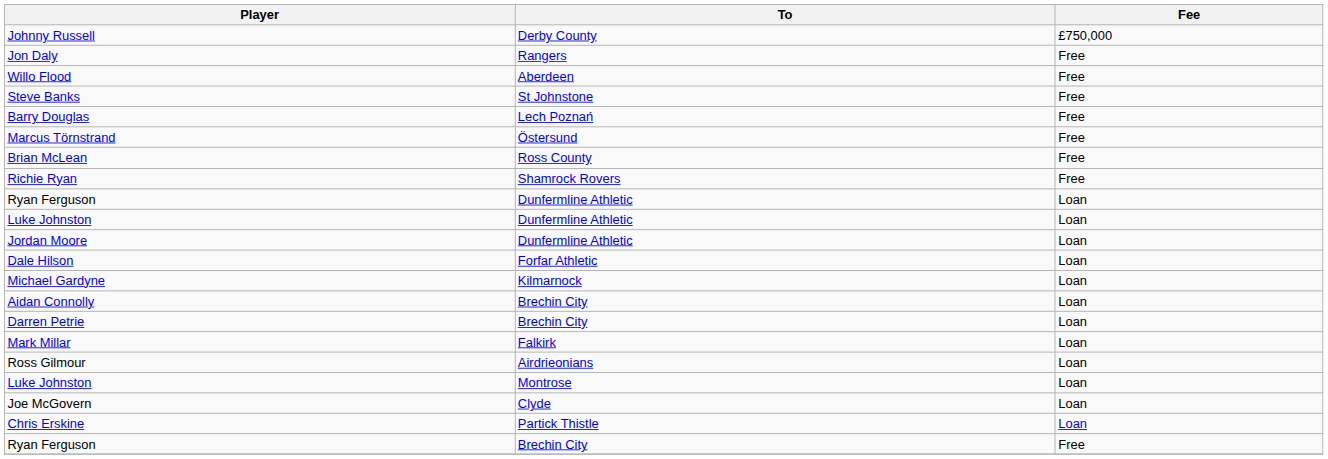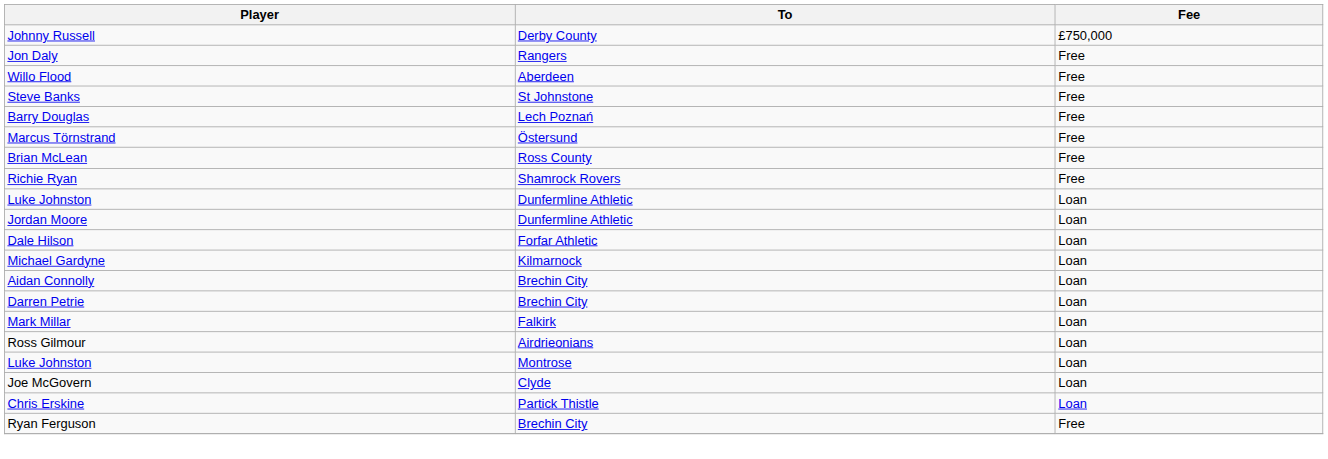- row: (52, 199)
